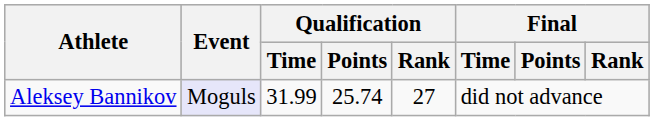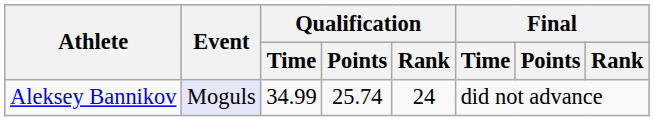(291, 97) 31.99 -> (291, 97) 34.99
(424, 97) 27 -> (424, 97) 24
